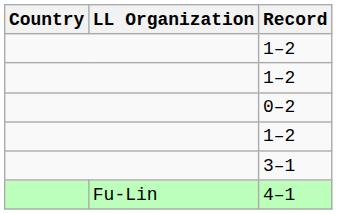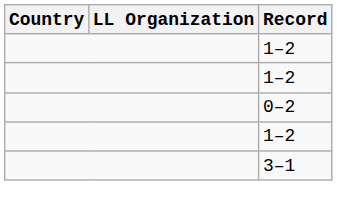- row: (125, 195)
